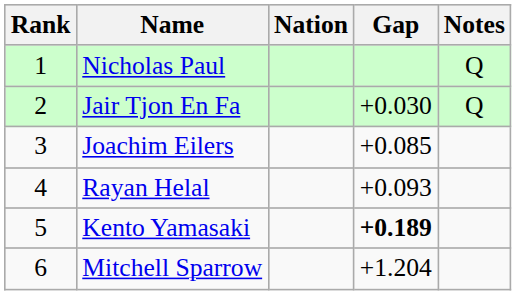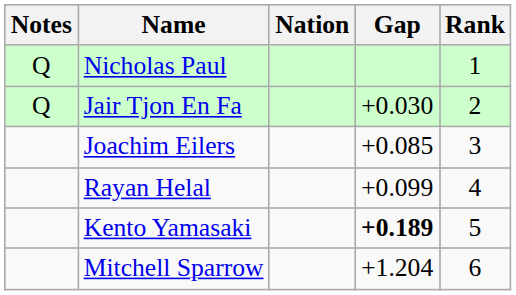columns swapped: (41, 24) <-> (474, 24)
(396, 187) +0.093 -> (397, 187) +0.099
